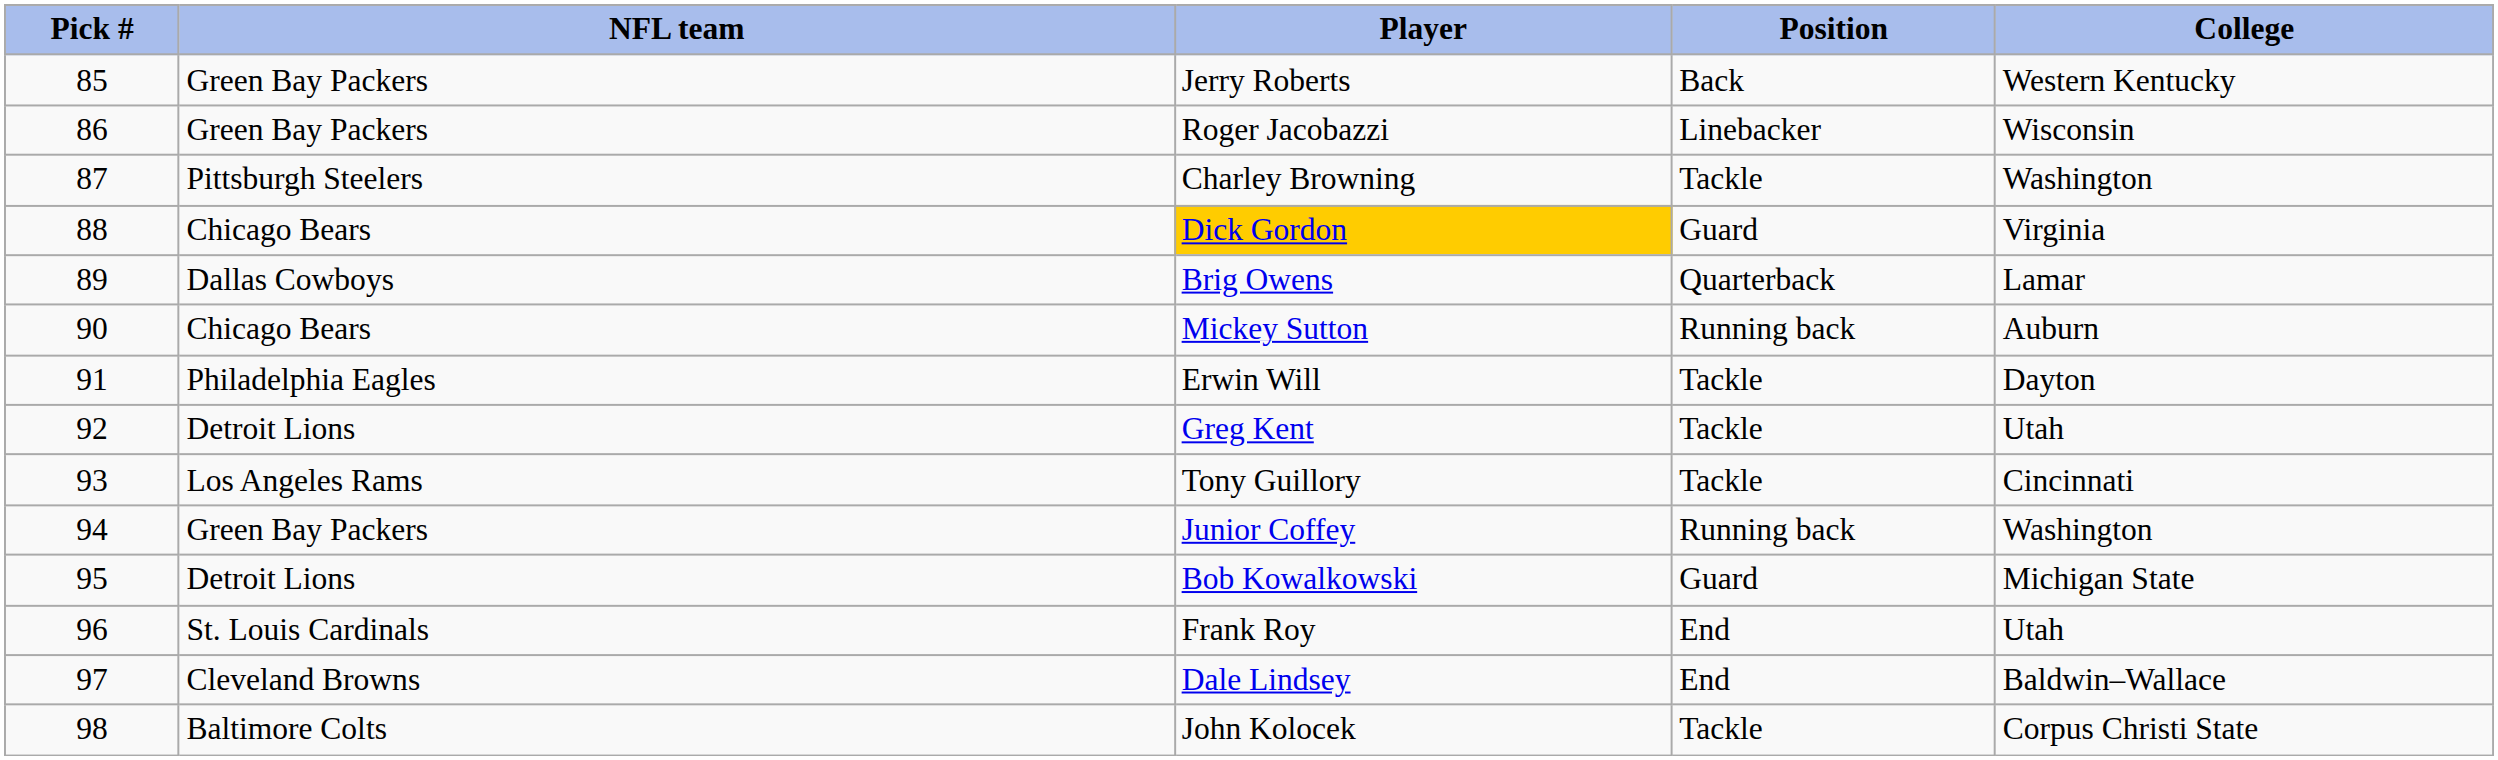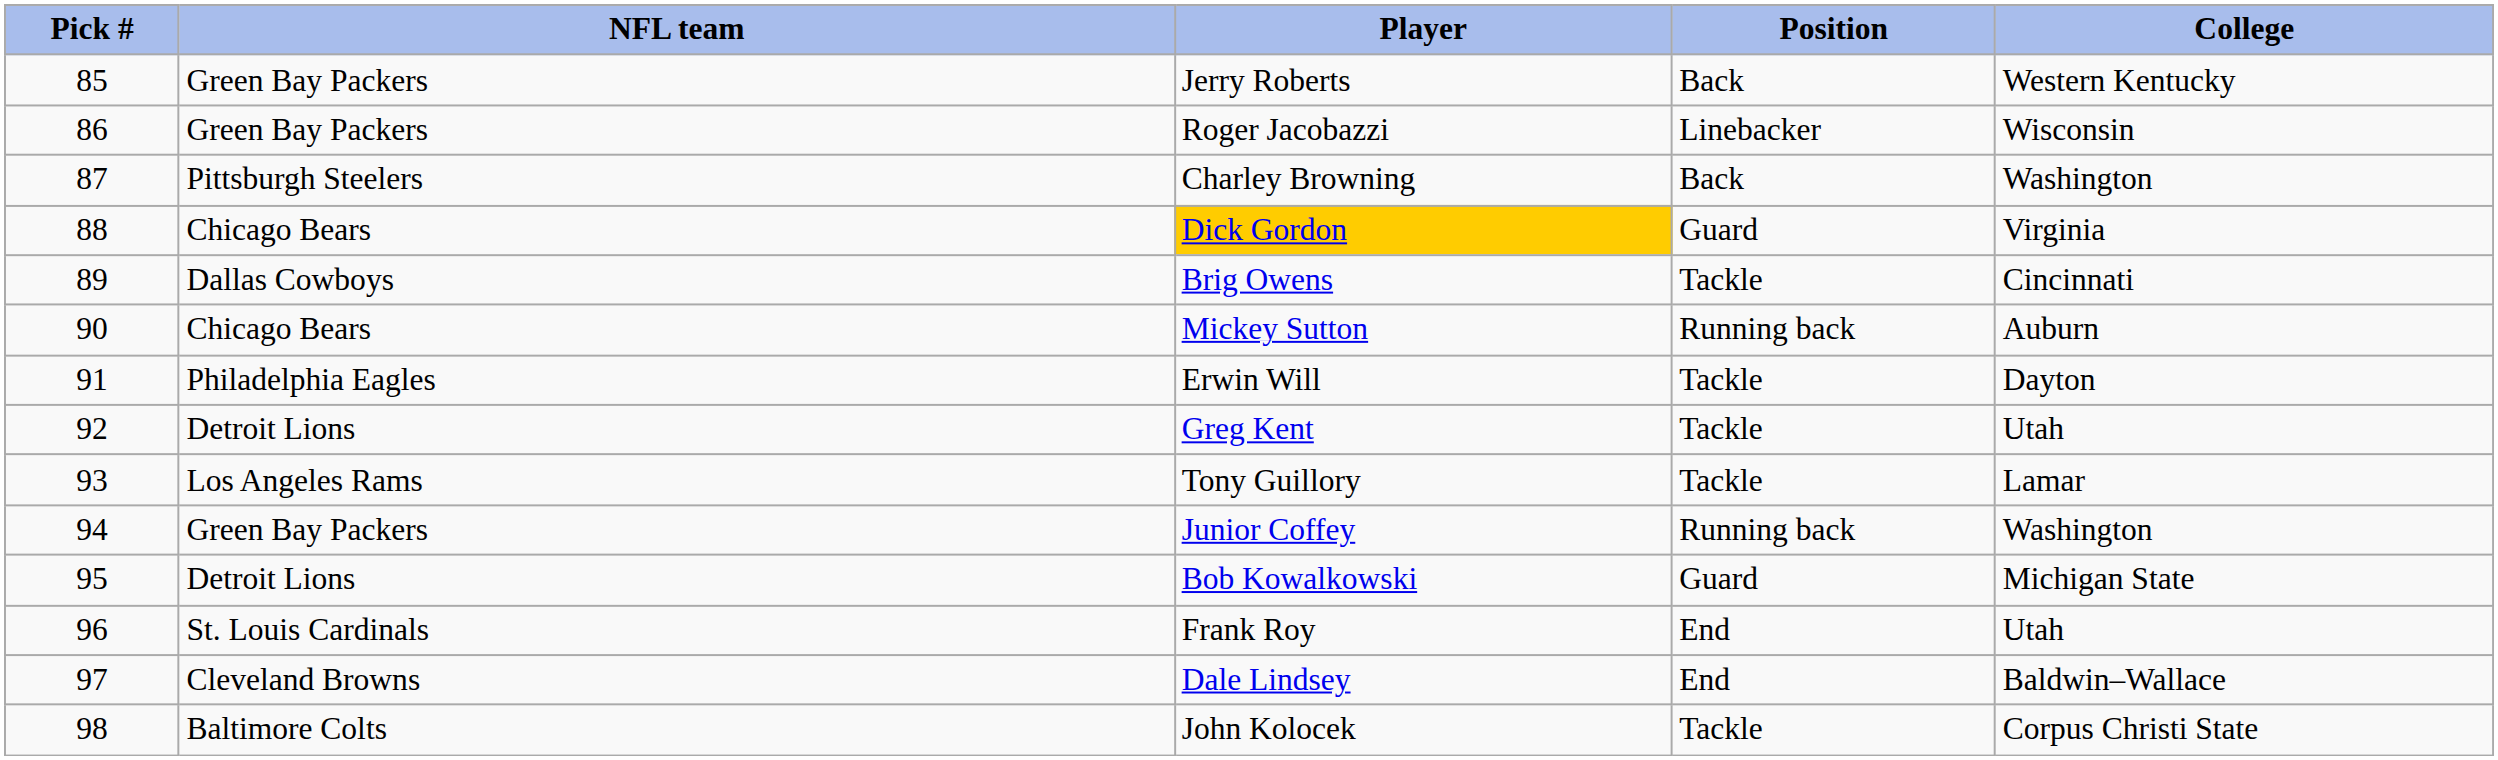(1721, 179) Tackle -> (1712, 179) Back
(1757, 279) Quarterback -> (1721, 279) Tackle
(2044, 279) Lamar -> (2068, 279) Cincinnati
(2068, 479) Cincinnati -> (2044, 479) Lamar
